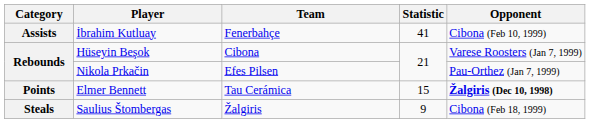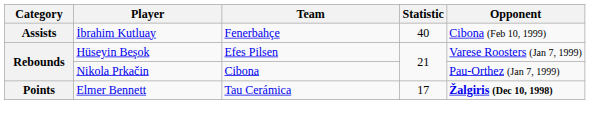(423, 33) 41 -> (423, 33) 40
(242, 52) Cibona -> (251, 52) Efes Pilsen
(251, 71) Efes Pilsen -> (242, 71) Cibona
(423, 90) 15 -> (423, 90) 17
- row: (124, 109)
